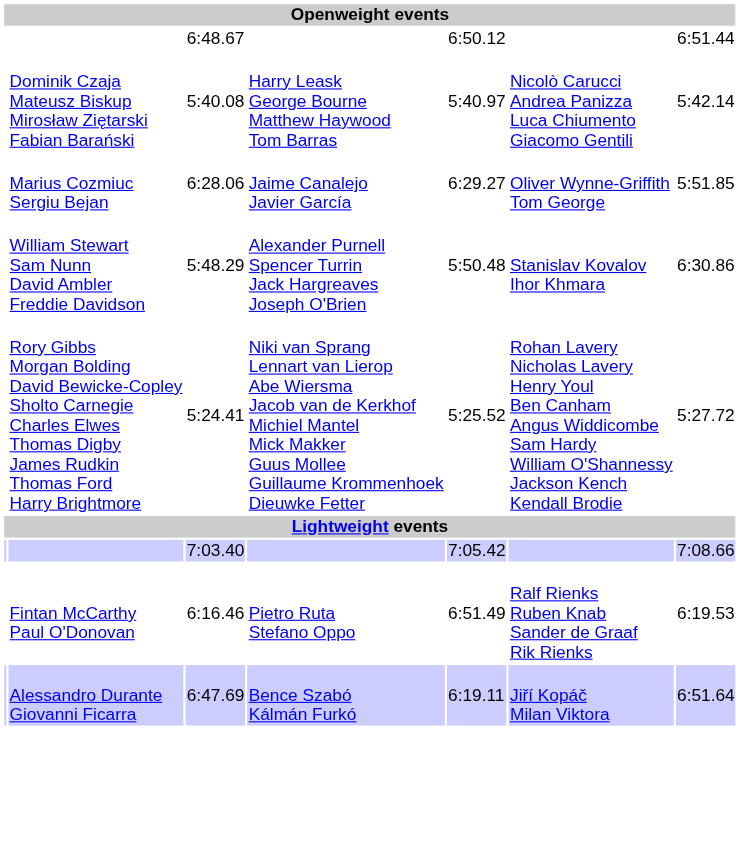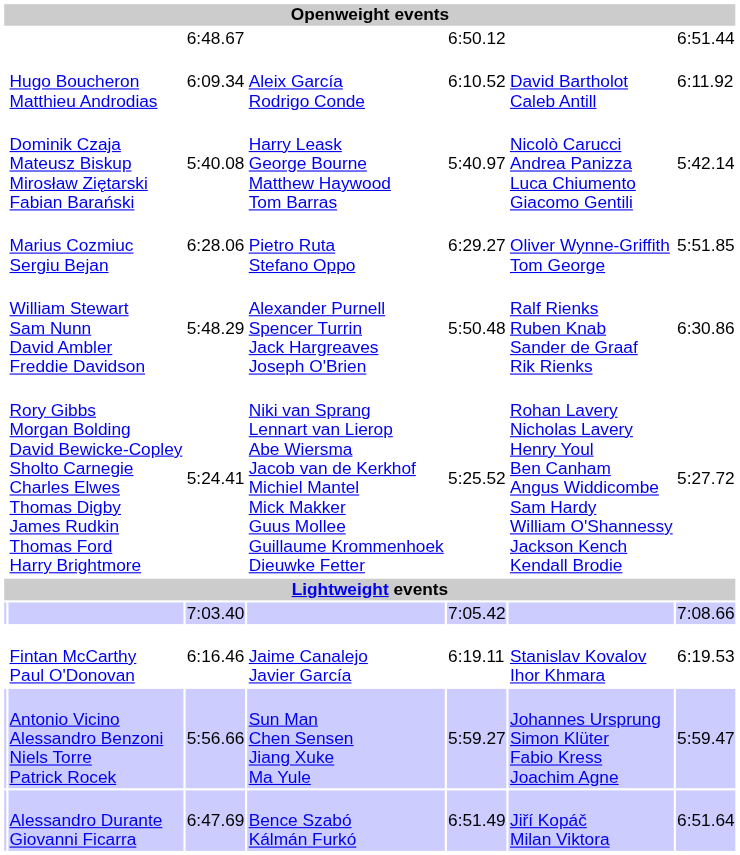+ row: (84, 91)
(308, 193) Jaime Canalejo Javier García -> (302, 255) Pietro Ruta Stefano Oppo
(578, 275) Stanislav Kovalov Ihor Khmara -> (574, 337) Ralf Rienks Ruben Knab Sander de Graaf Rik Rienks
(302, 622) Pietro Ruta Stefano Oppo -> (308, 666) Jaime Canalejo Javier García
(477, 613) 6:51.49 -> (476, 656) 6:19.11
(574, 622) Ralf Rienks Ruben Knab Sander de Graaf Rik Rienks -> (578, 666) Stanislav Kovalov Ihor Khmara
+ row: (86, 748)
(476, 695) 6:19.11 -> (477, 820) 6:51.49
